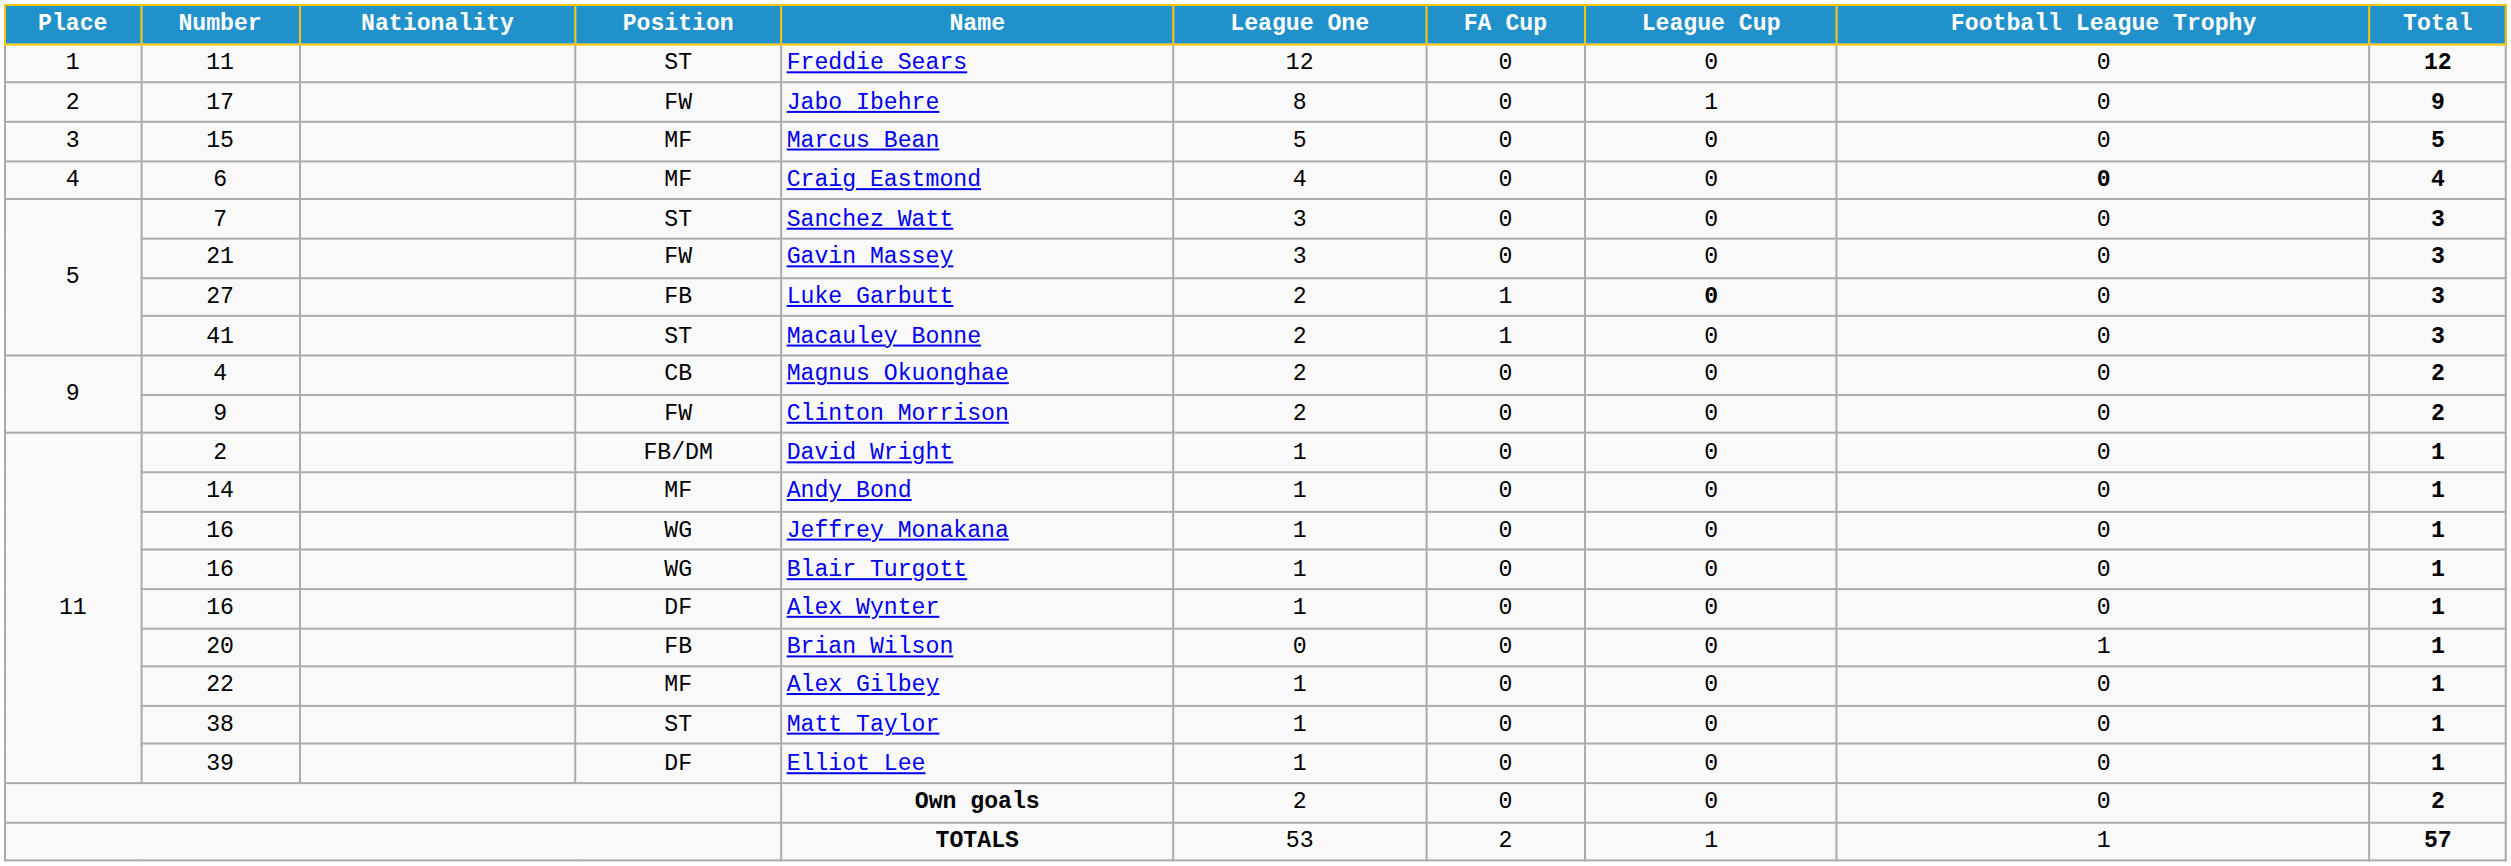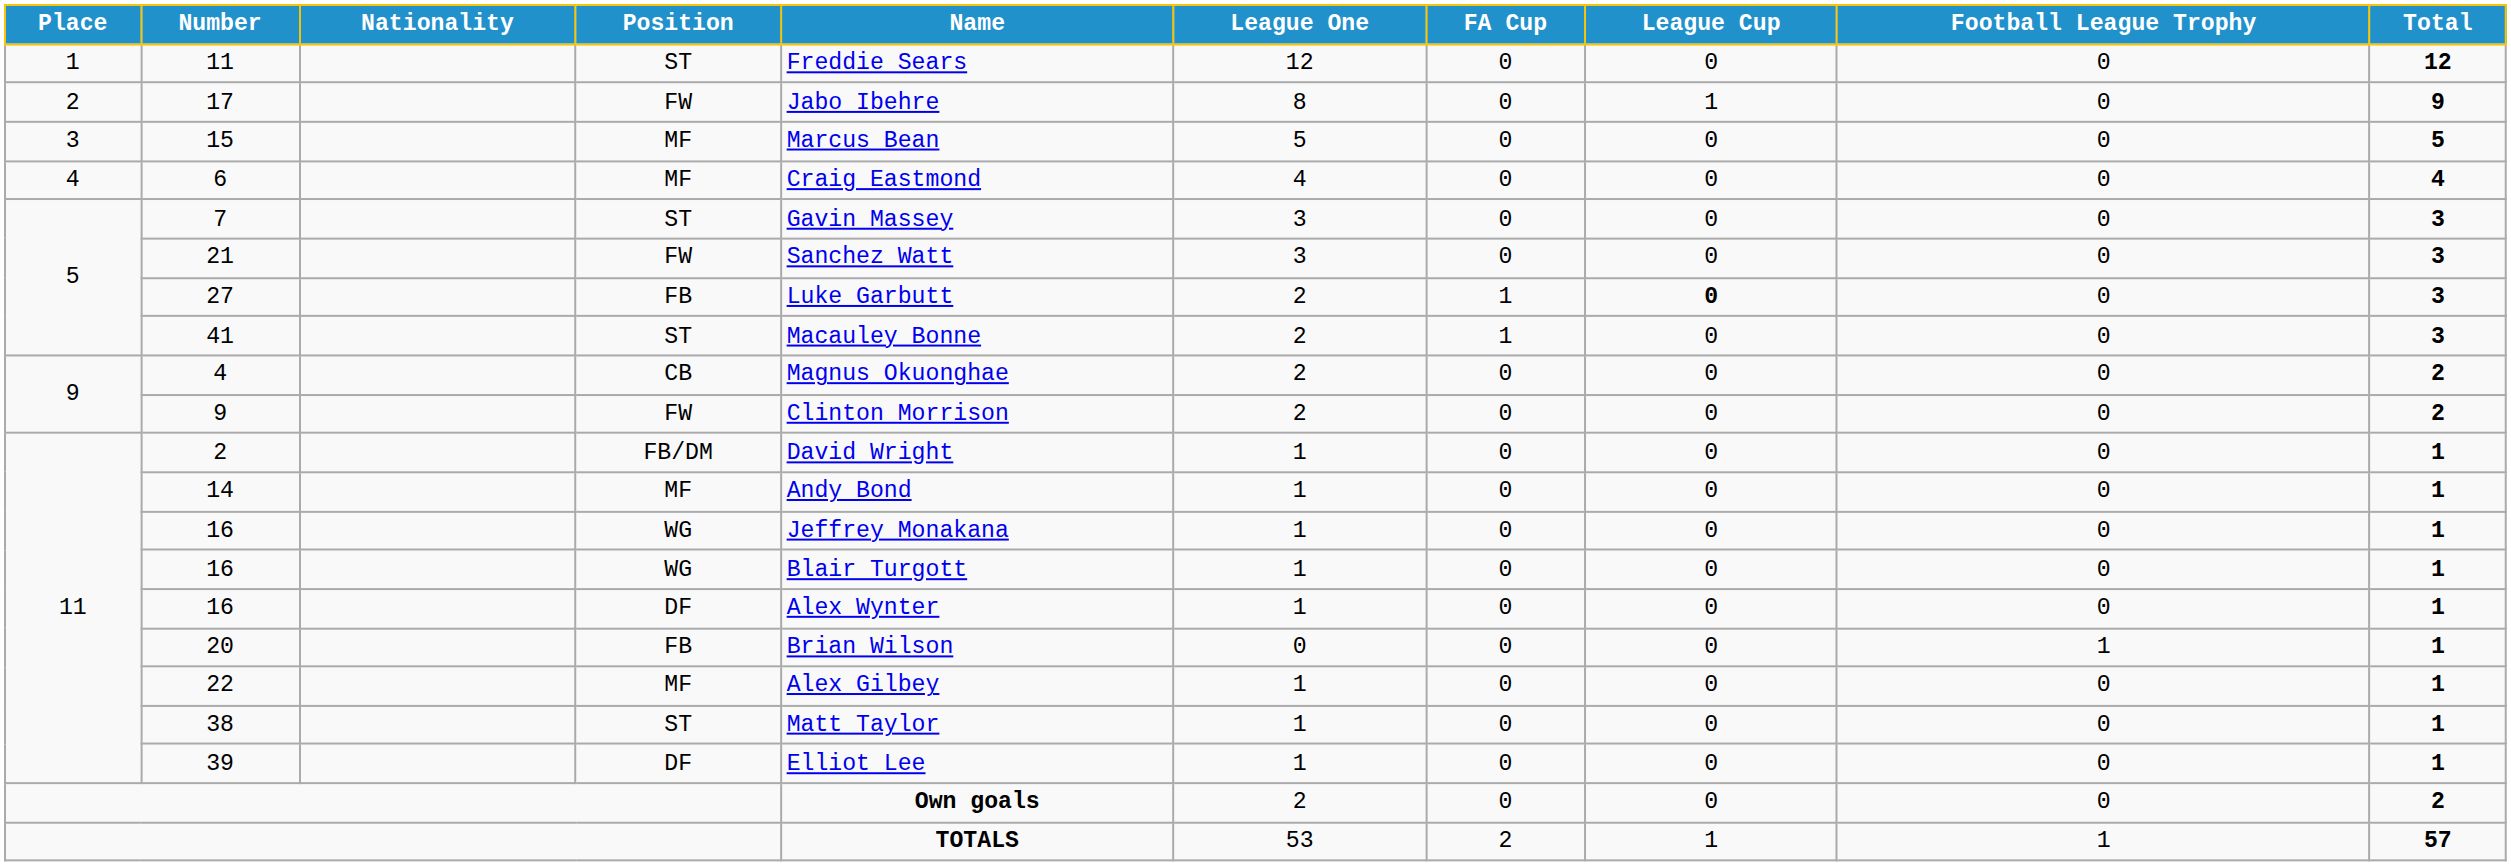(2104, 180) bold -> (2104, 180) normal
(870, 219) Sanchez Watt -> (870, 219) Gavin Massey
(870, 258) Gavin Massey -> (870, 258) Sanchez Watt
